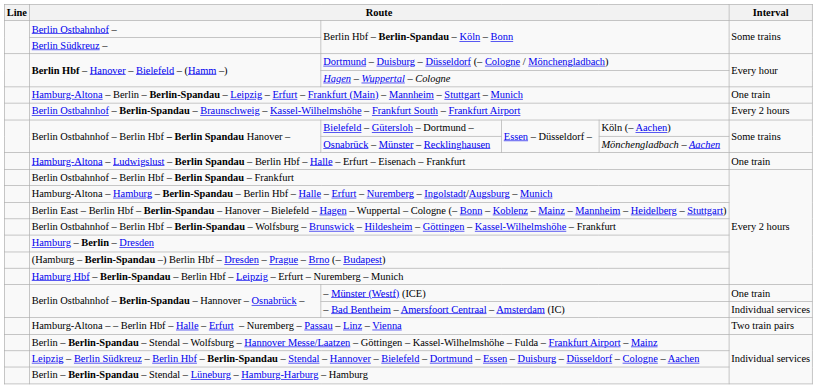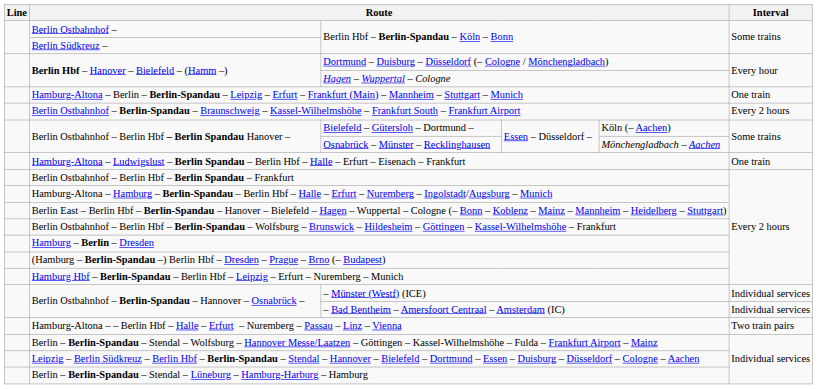(751, 293) One train -> (771, 293) Individual services
